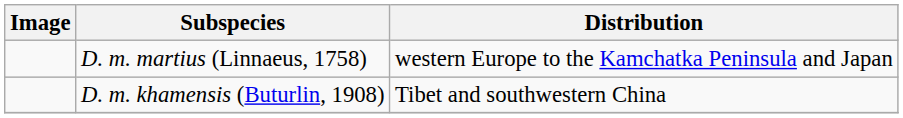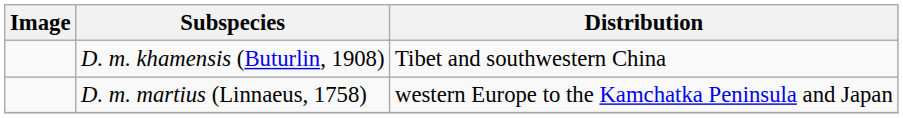rows swapped: (224, 58) <-> (233, 94)
